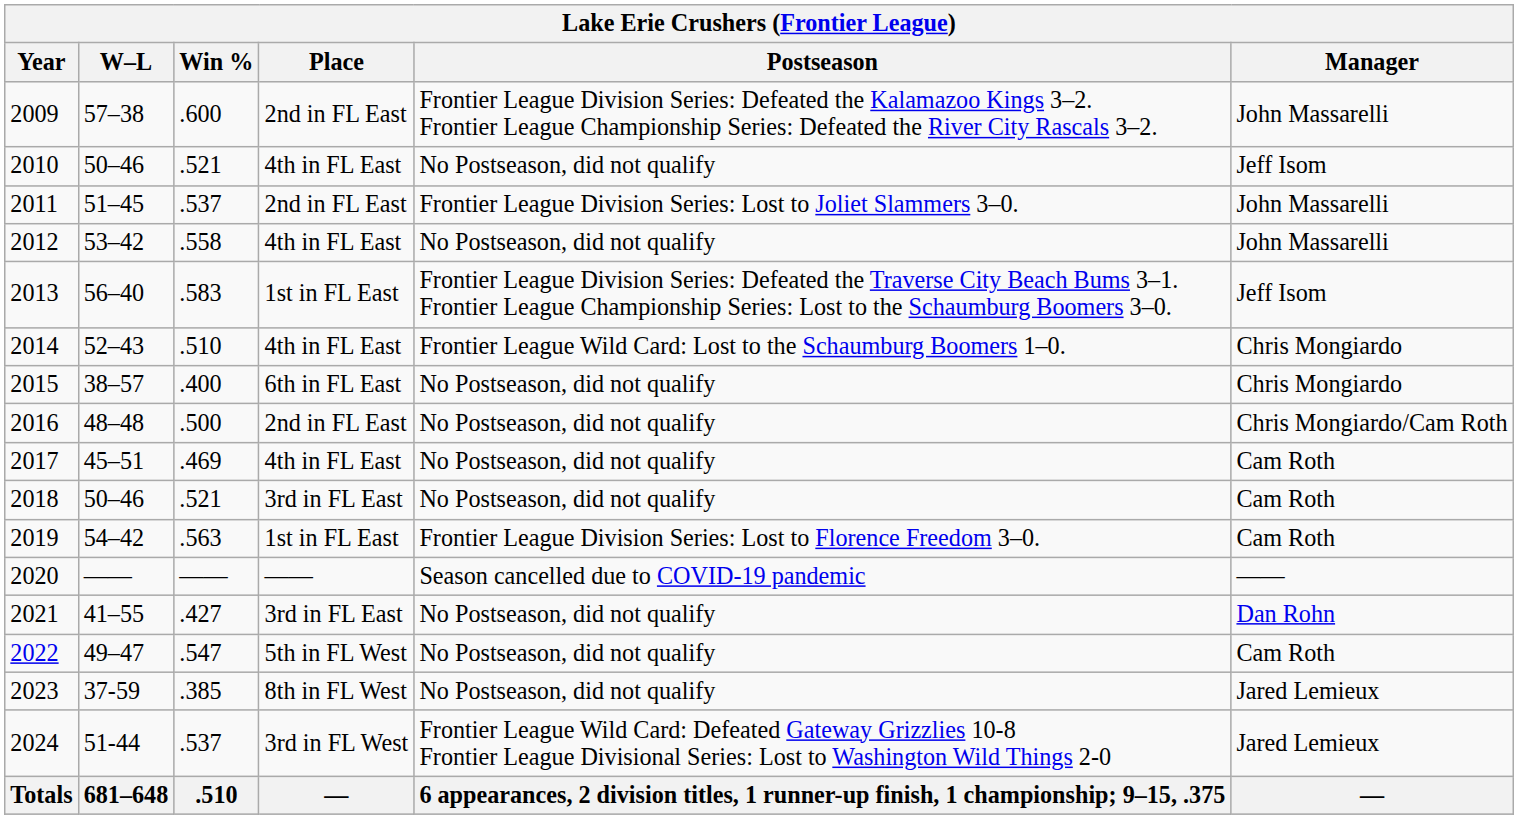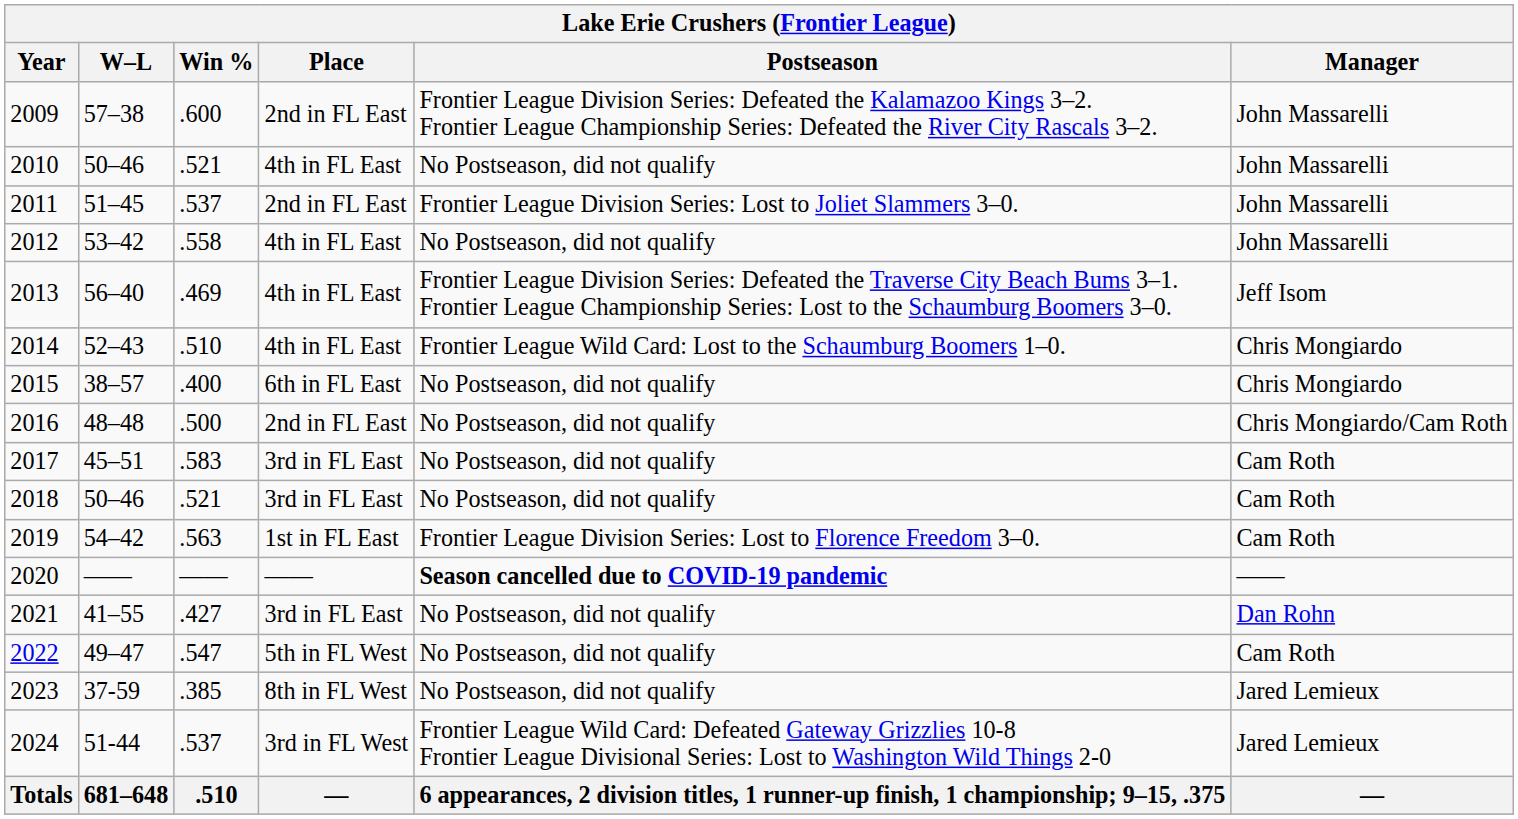(1282, 165) Jeff Isom -> (1313, 165) John Massarelli
(201, 294) .583 -> (201, 294) .469
(332, 294) 1st in FL East -> (333, 294) 4th in FL East
(201, 461) .469 -> (201, 461) .583
(333, 461) 4th in FL East -> (334, 461) 3rd in FL East
(642, 576) normal -> (653, 576) bold
